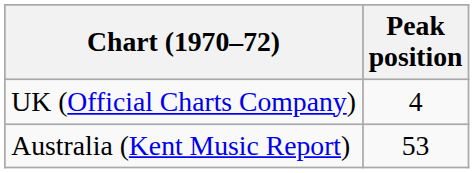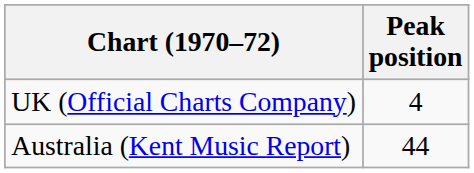(416, 145) 53 -> (416, 145) 44
